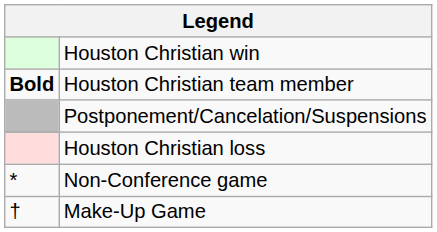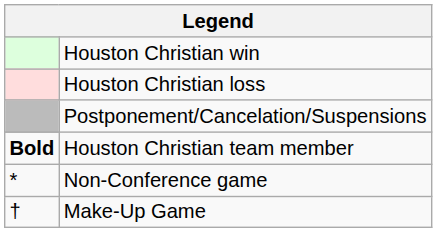rows swapped: (164, 148) <-> (209, 85)
